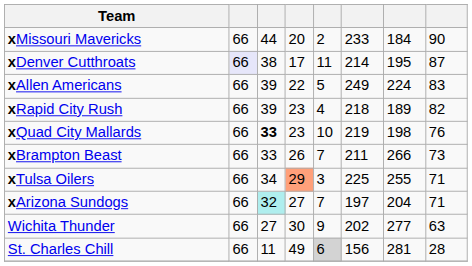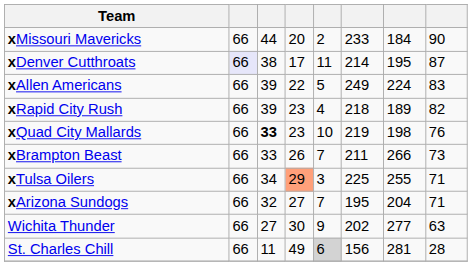(269, 202) paleturquoise background -> (269, 202) no background
(357, 202) 197 -> (357, 202) 195
